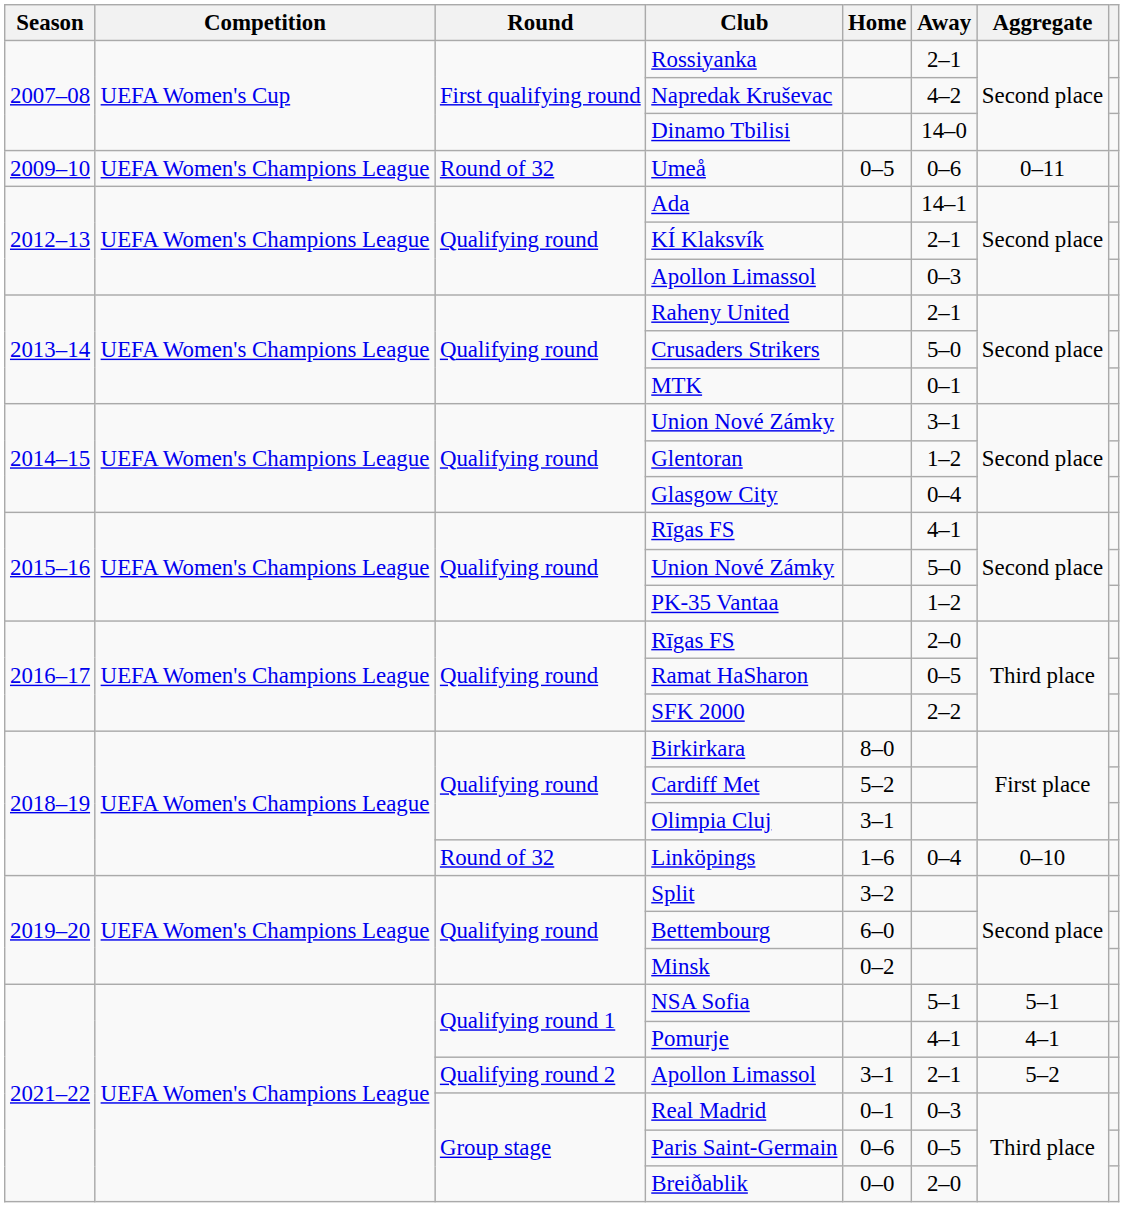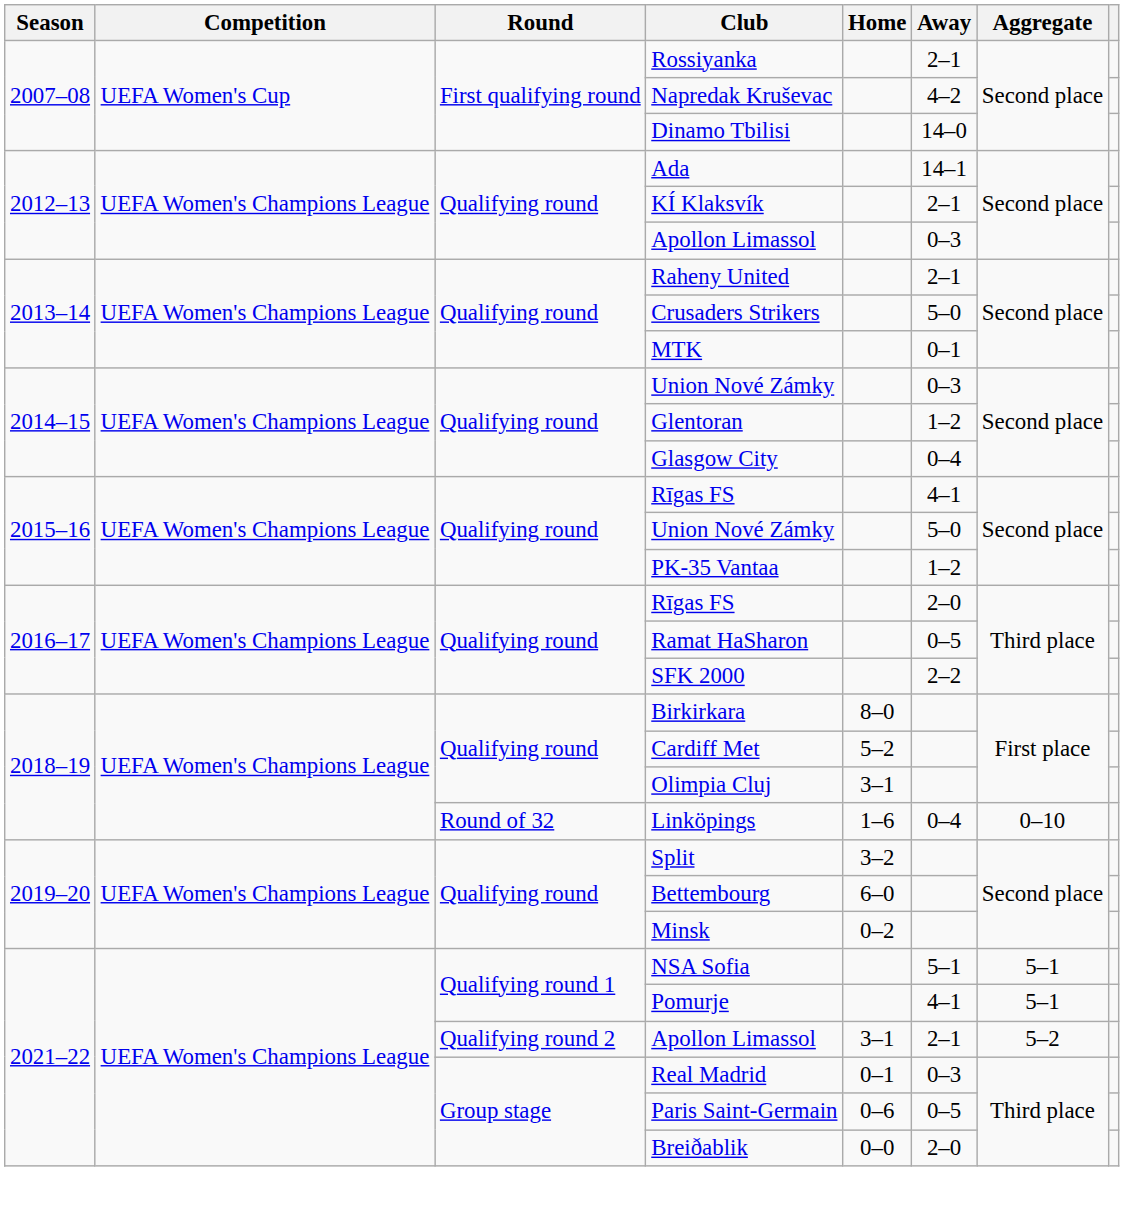- row: (50, 167)
(944, 421) 3–1 -> (944, 385) 0–3
(1042, 1038) 4–1 -> (1042, 1002) 5–1
